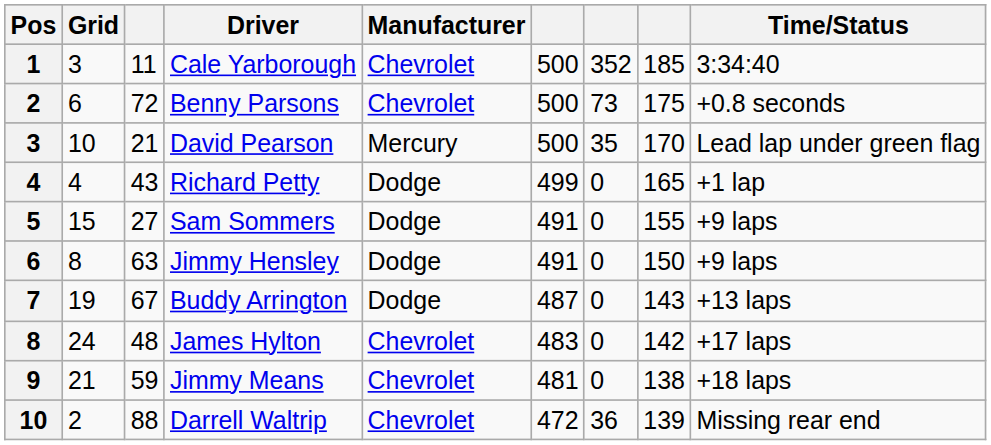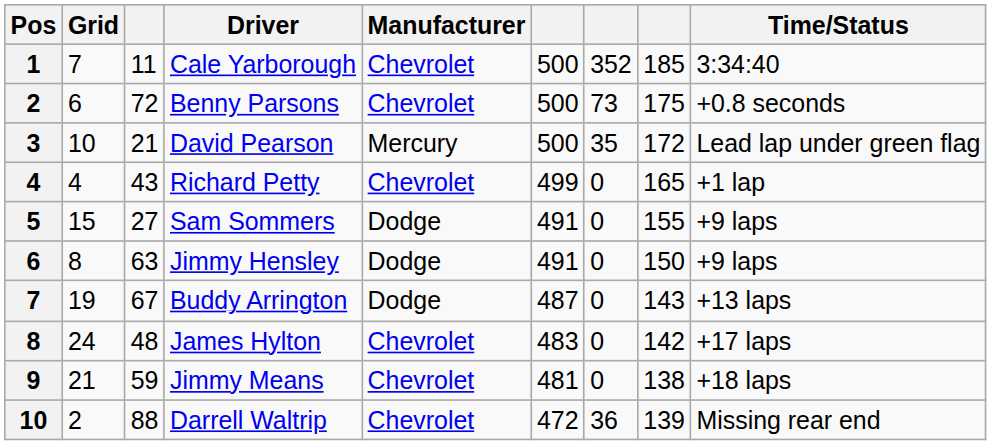(75, 64) 3 -> (75, 64) 7
(664, 143) 170 -> (664, 143) 172
(404, 183) Dodge -> (421, 183) Chevrolet
